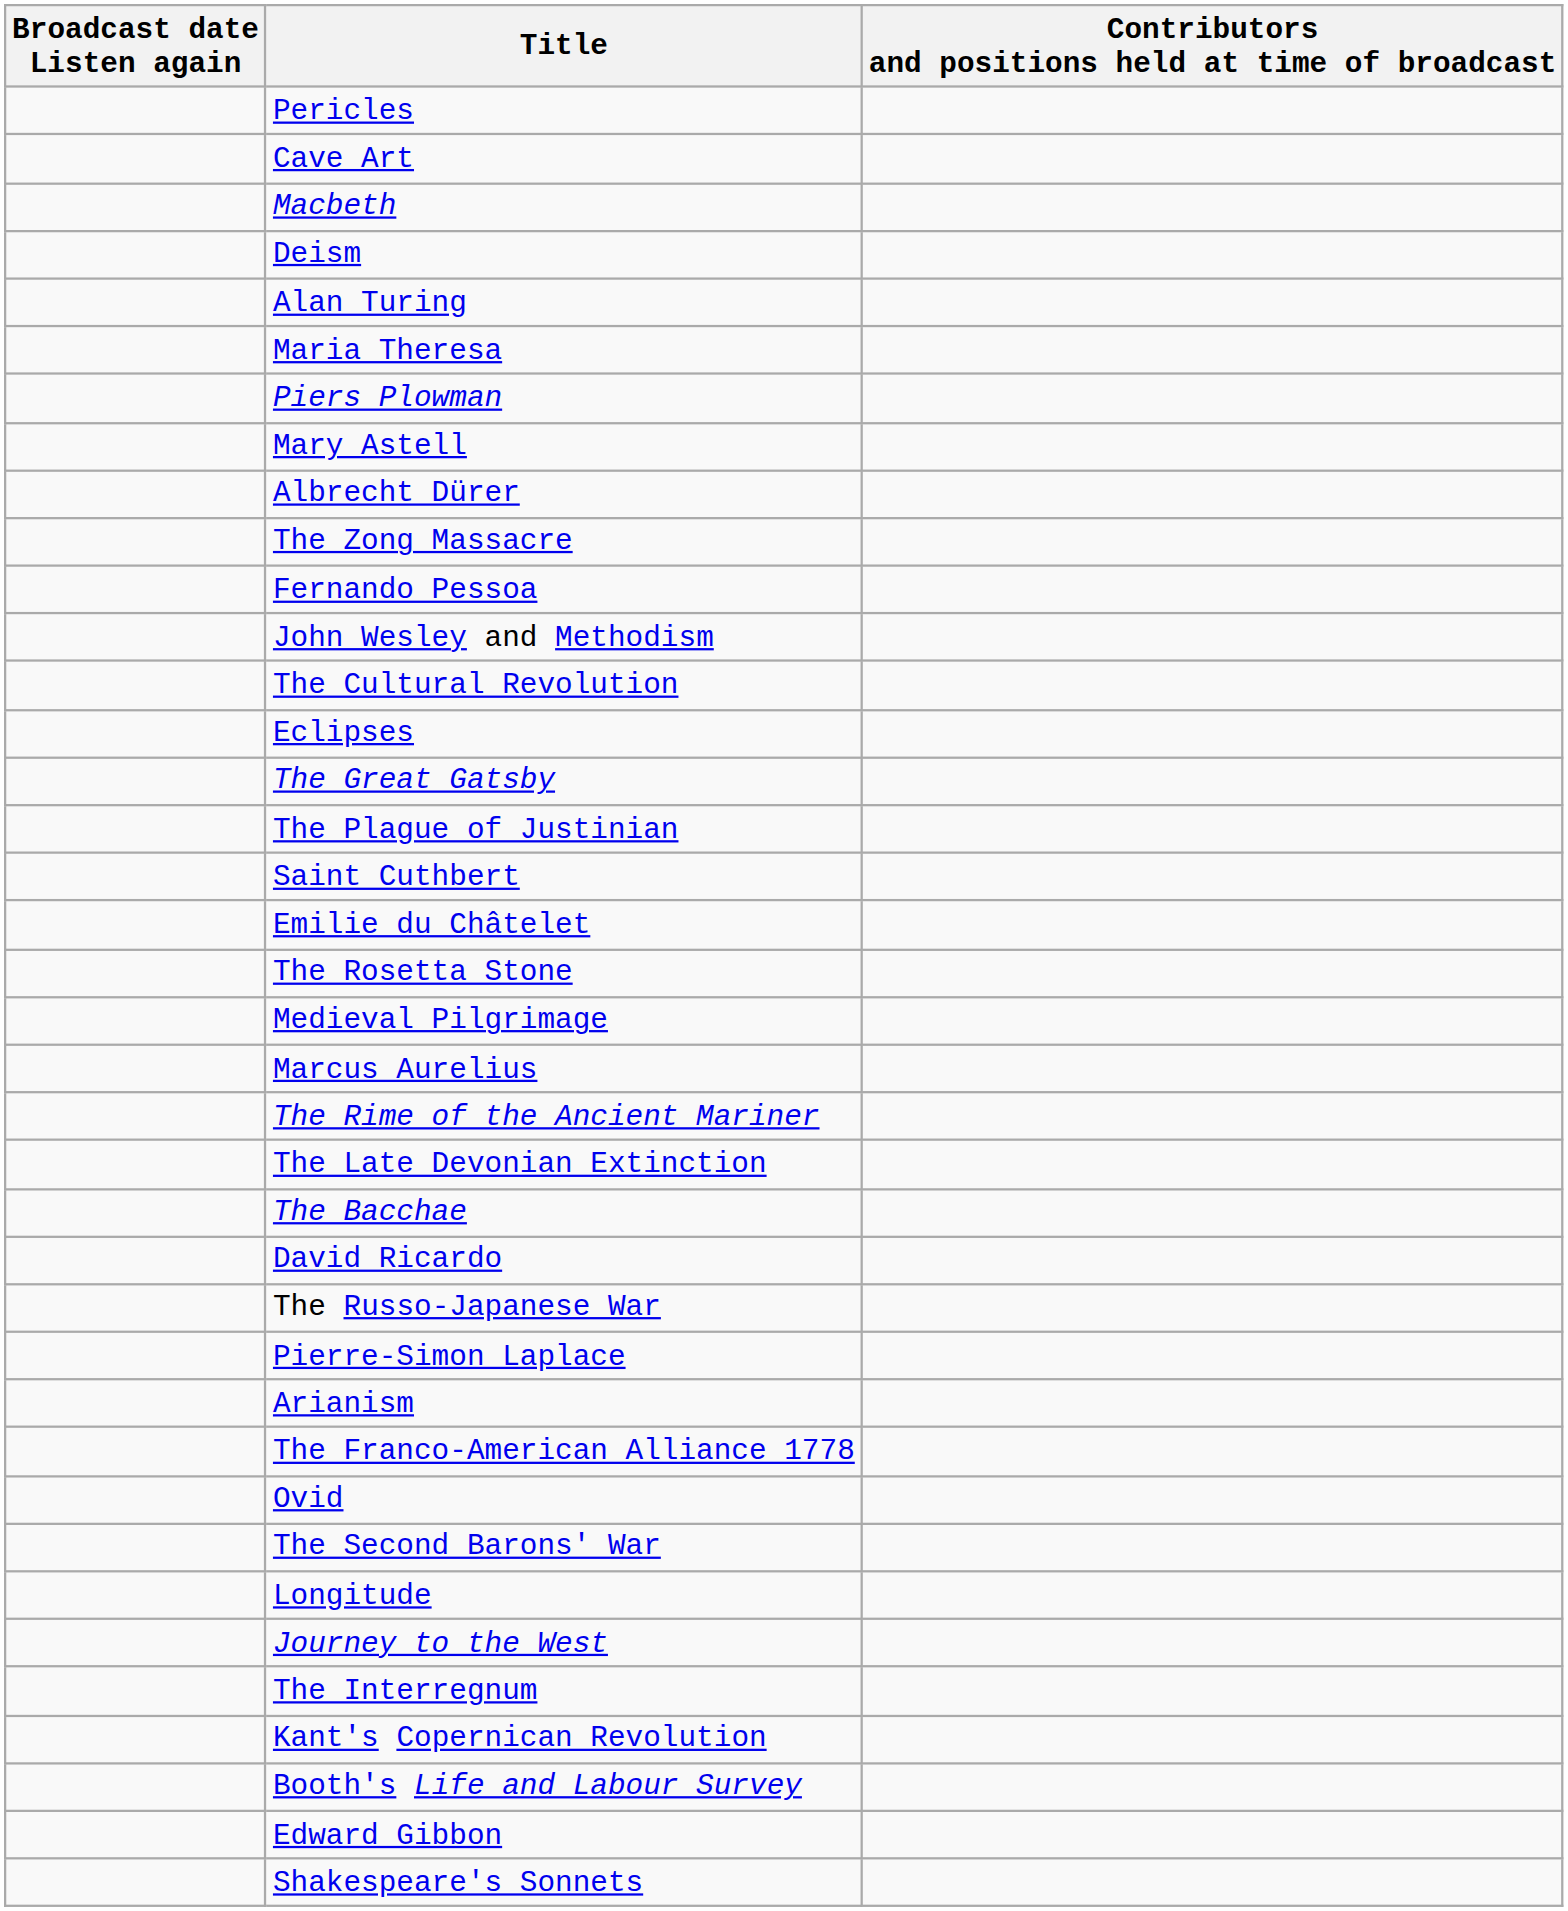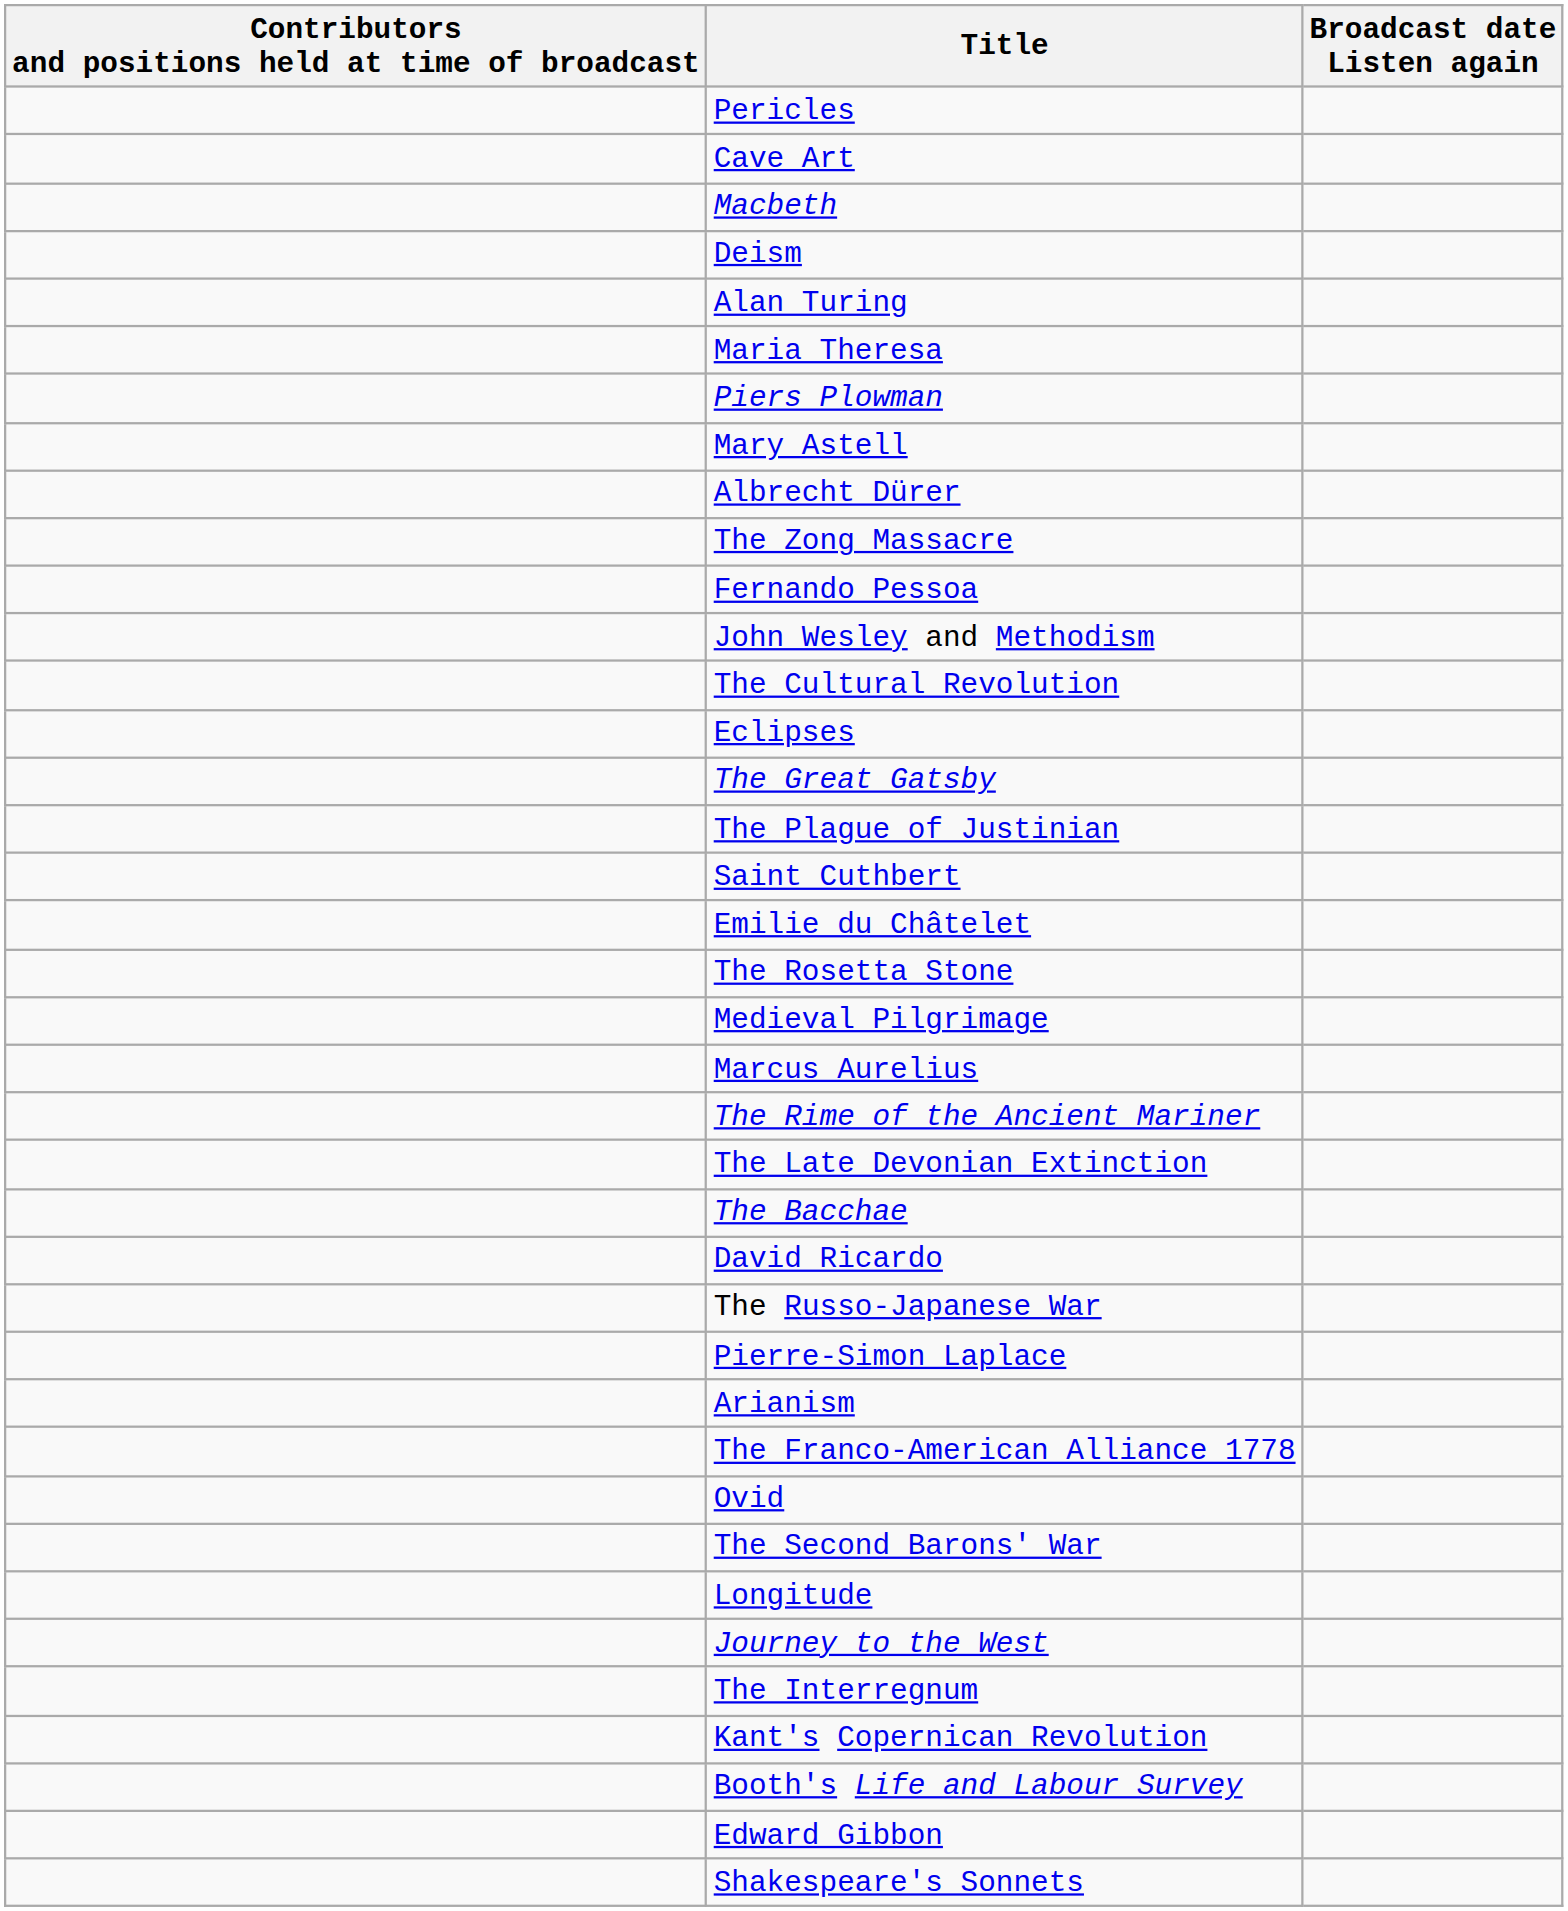columns swapped: (136, 46) <-> (1213, 46)
